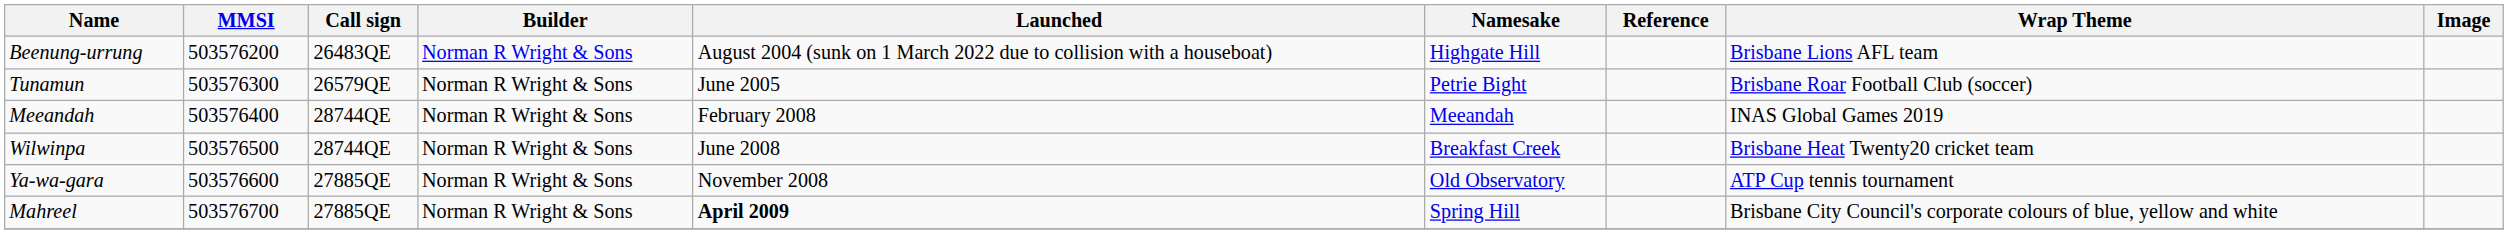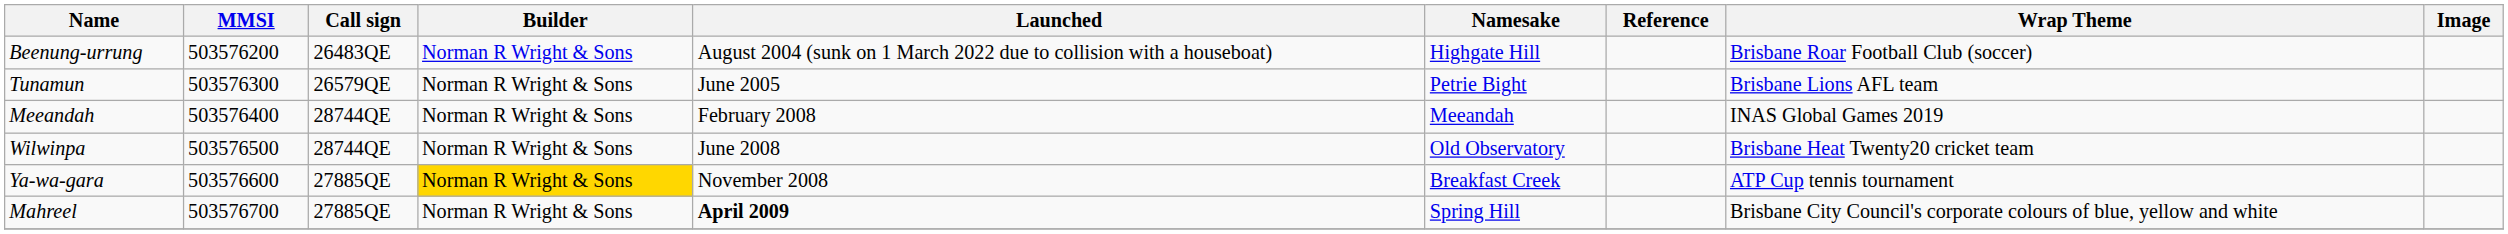(1834, 52) Brisbane Lions AFL team -> (1881, 52) Brisbane Roar Football Club (soccer)
(1881, 84) Brisbane Roar Football Club (soccer) -> (1834, 84) Brisbane Lions AFL team
(1495, 148) Breakfast Creek -> (1497, 148) Old Observatory
(527, 180) no background -> (527, 180) gold background
(1497, 180) Old Observatory -> (1495, 180) Breakfast Creek
